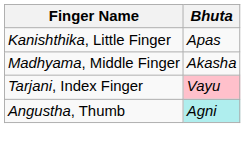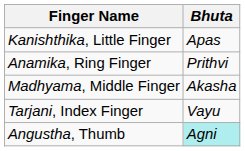+ row: (79, 63)
(203, 87) pink background -> (203, 110) no background
